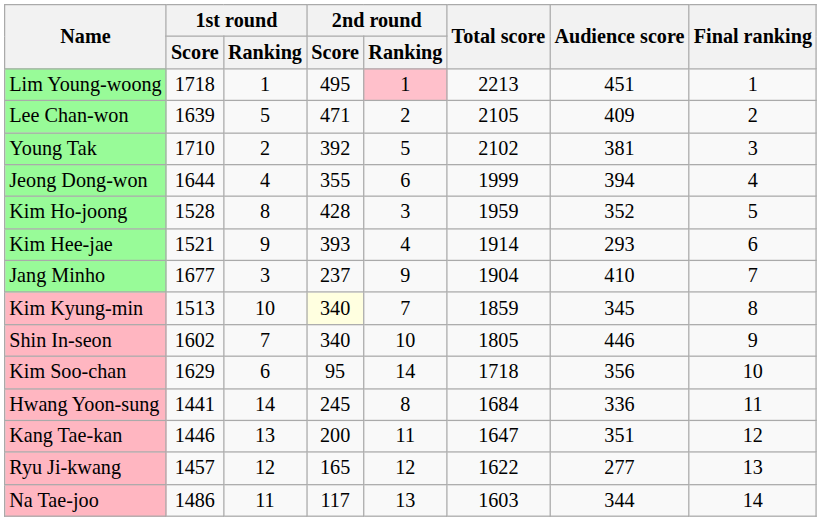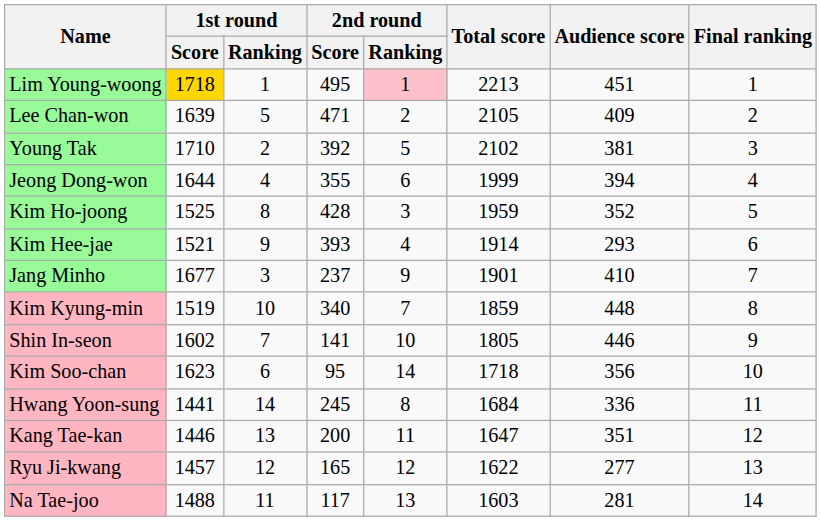(195, 84) no background -> (195, 84) gold background
(195, 212) 1528 -> (195, 212) 1525
(498, 276) 1904 -> (498, 276) 1901
(195, 308) 1513 -> (195, 308) 1519
(335, 308) lightyellow background -> (335, 308) no background
(619, 308) 345 -> (619, 308) 448
(335, 340) 340 -> (335, 340) 141
(195, 372) 1629 -> (195, 372) 1623
(195, 500) 1486 -> (195, 500) 1488
(619, 500) 344 -> (619, 500) 281
